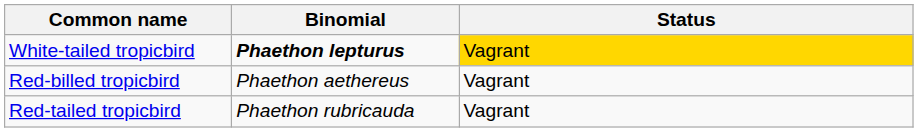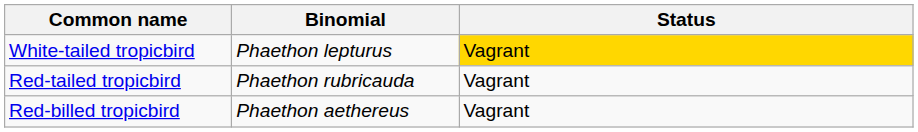(321, 50) bold -> (314, 50) normal
rows swapped: (94, 80) <-> (95, 111)
